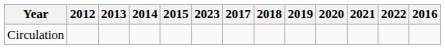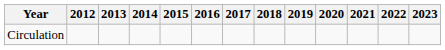columns swapped: (425, 14) <-> (207, 14)
